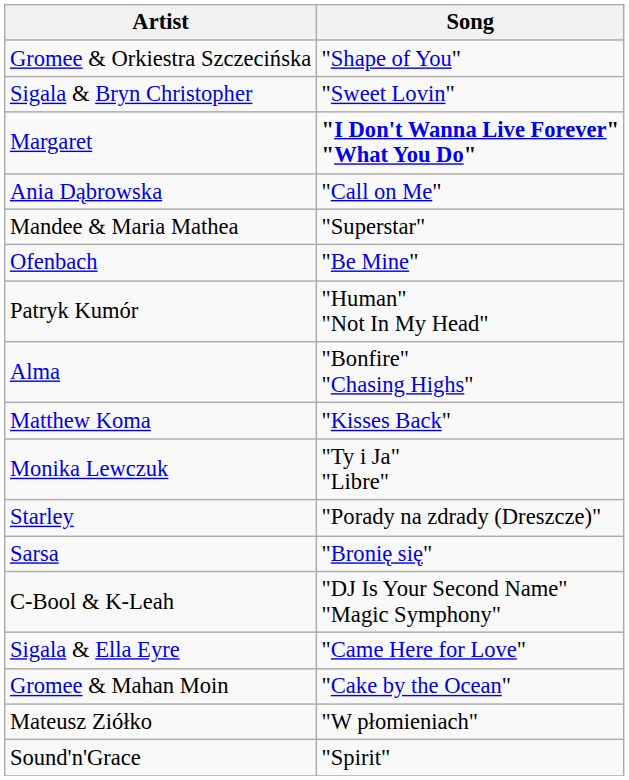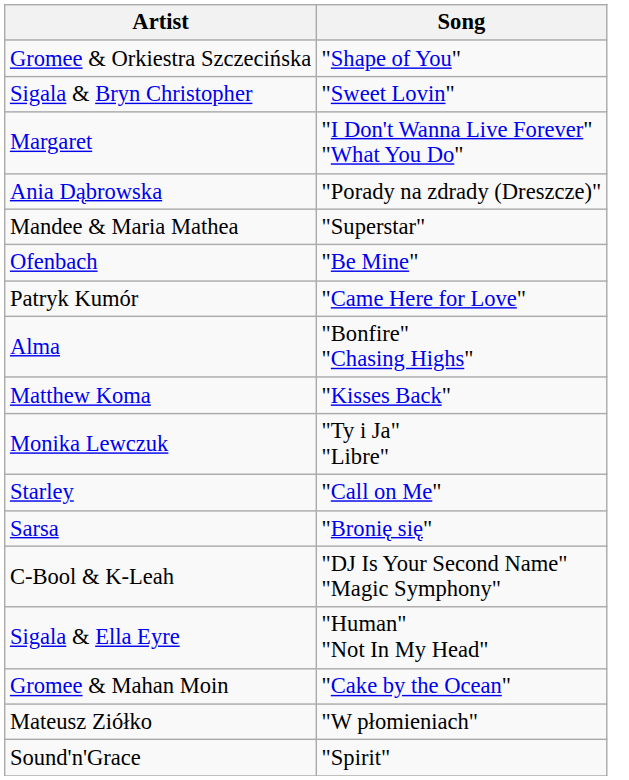(470, 142) bold -> (457, 142) normal
(382, 190) "Call on Me" -> (461, 190) "Porady na zdrady (Dreszcze)"
(405, 310) "Human" "Not In My Head" -> (424, 298) "Came Here for Love"
(461, 517) "Porady na zdrady (Dreszcze)" -> (382, 492) "Call on Me"
(424, 650) "Came Here for Love" -> (405, 637) "Human" "Not In My Head"
